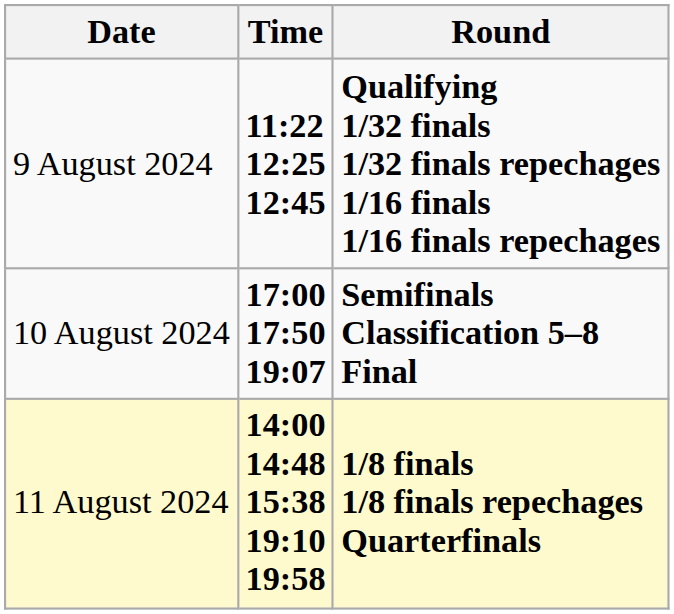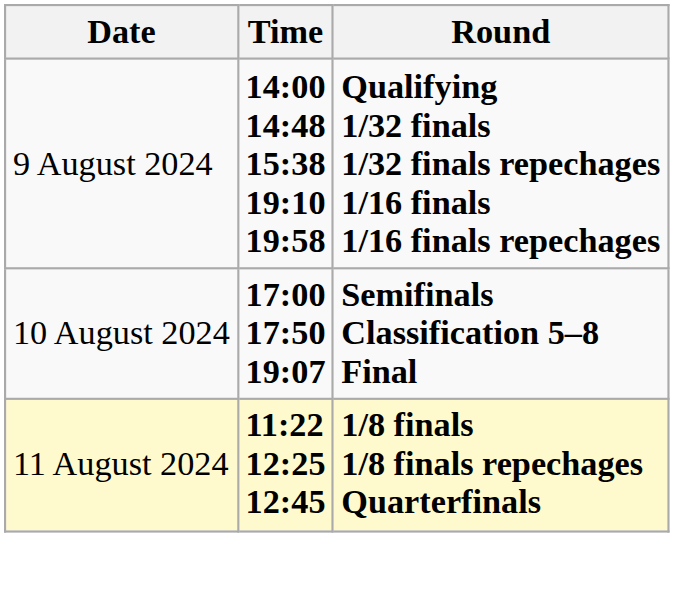(286, 162) 11:22 12:25 12:45 -> (286, 162) 14:00 14:48 15:38 19:10 19:58
(286, 502) 14:00 14:48 15:38 19:10 19:58 -> (286, 464) 11:22 12:25 12:45
